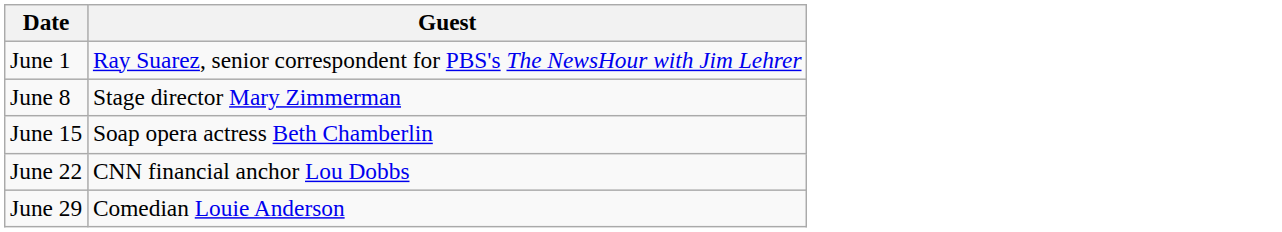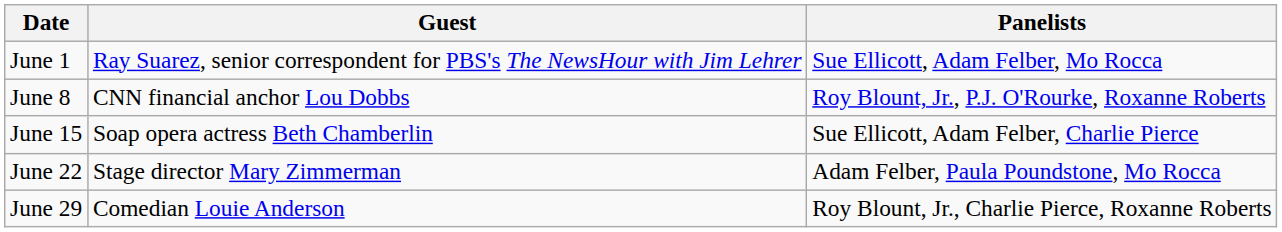+ column: (1042, 23)
(247, 97) Stage director Mary Zimmerman -> (251, 97) CNN financial anchor Lou Dobbs
(251, 171) CNN financial anchor Lou Dobbs -> (247, 171) Stage director Mary Zimmerman
